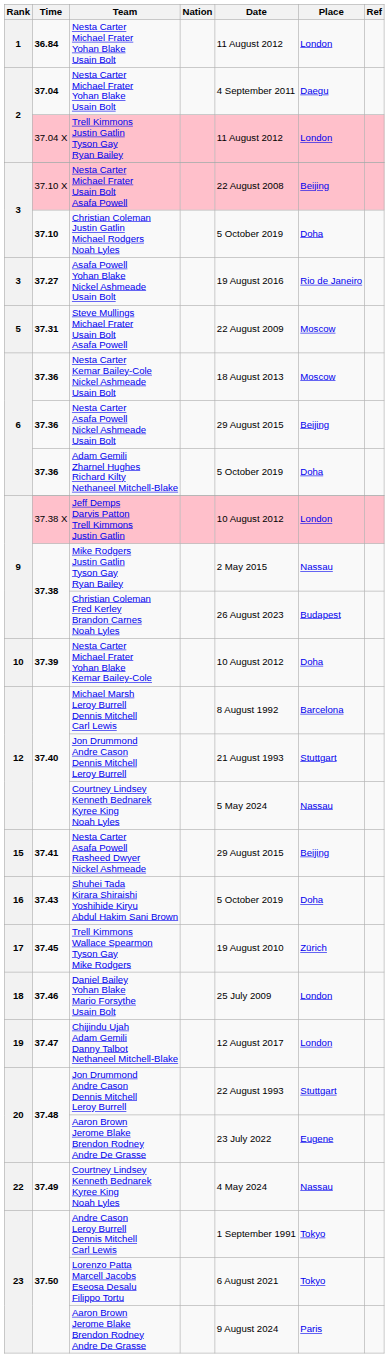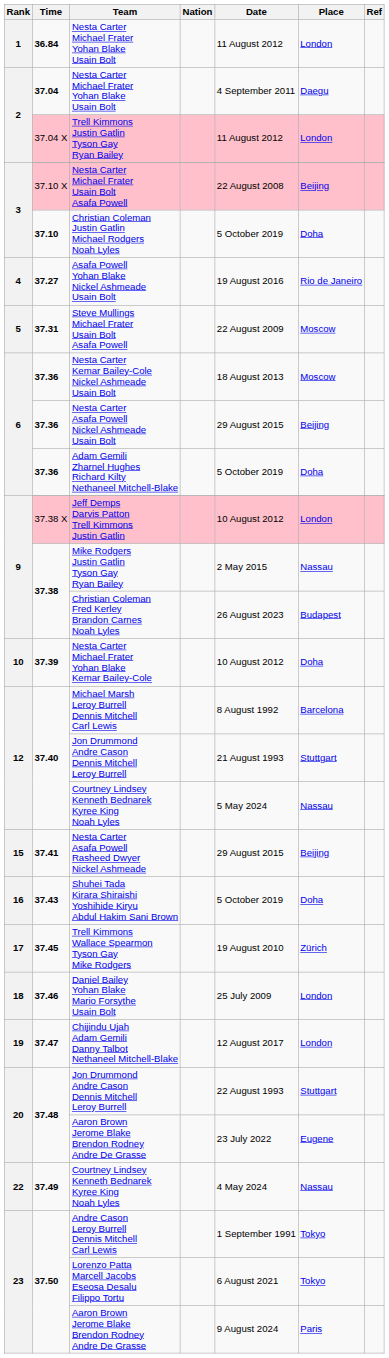(18, 281) 3 -> (18, 281) 4
